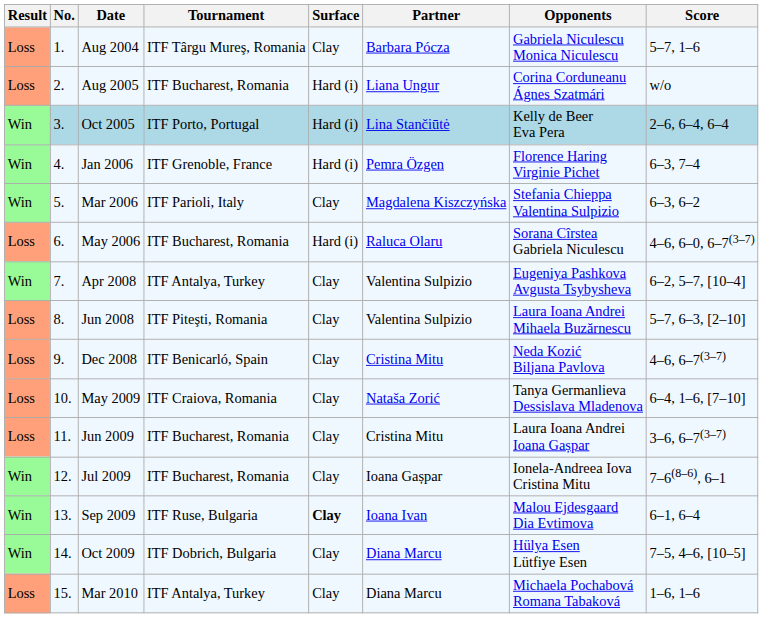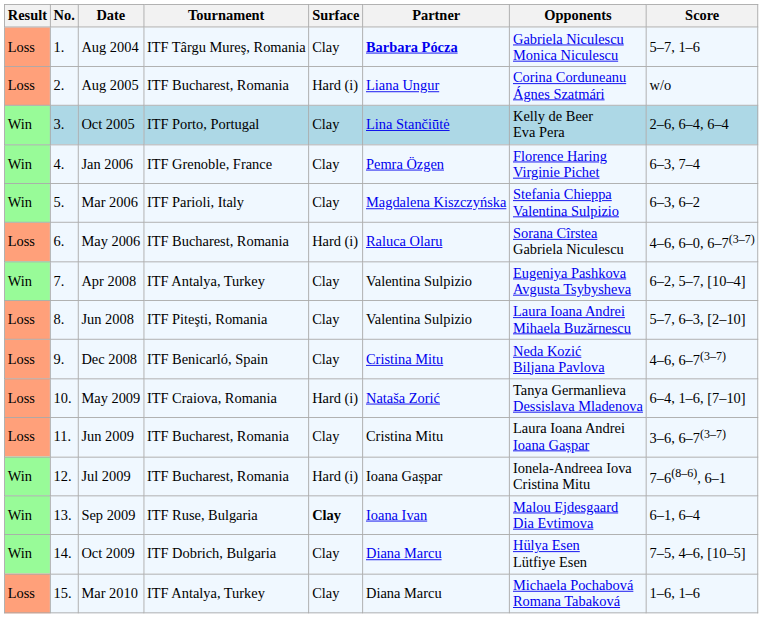(408, 46) normal -> (412, 46) bold
(335, 124) Hard (i) -> (326, 124) Clay
(335, 163) Hard (i) -> (326, 163) Clay
(326, 398) Clay -> (335, 398) Hard (i)
(326, 476) Clay -> (335, 476) Hard (i)
